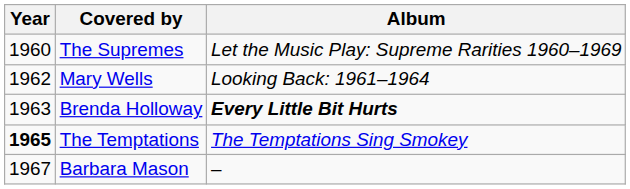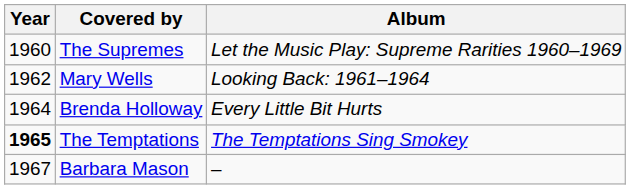(30, 109) 1963 -> (30, 109) 1964
(304, 109) bold -> (297, 109) normal
